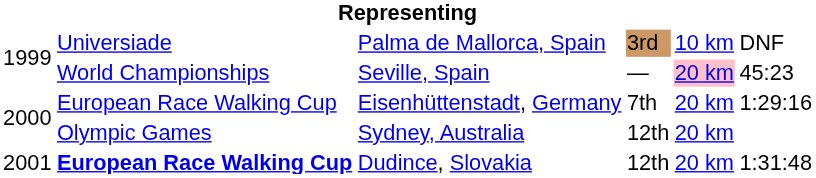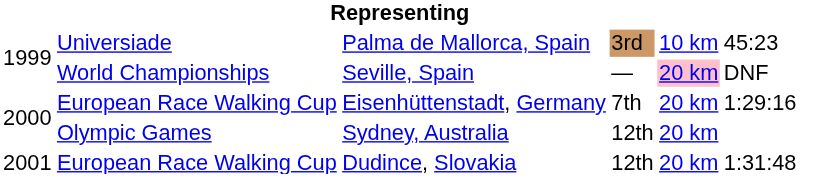(762, 43) DNF -> (751, 43) 45:23
(767, 72) 45:23 -> (746, 72) DNF
(205, 162) bold -> (197, 162) normal
